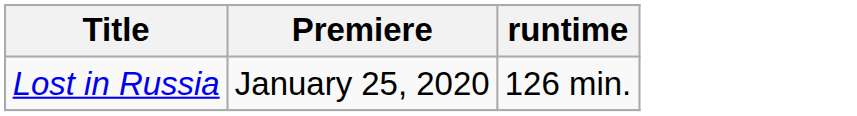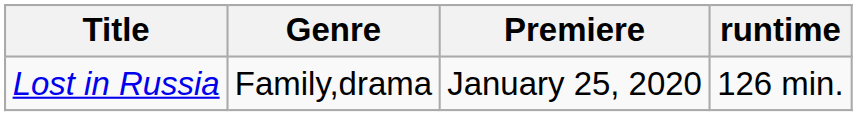+ column: (333, 30)
